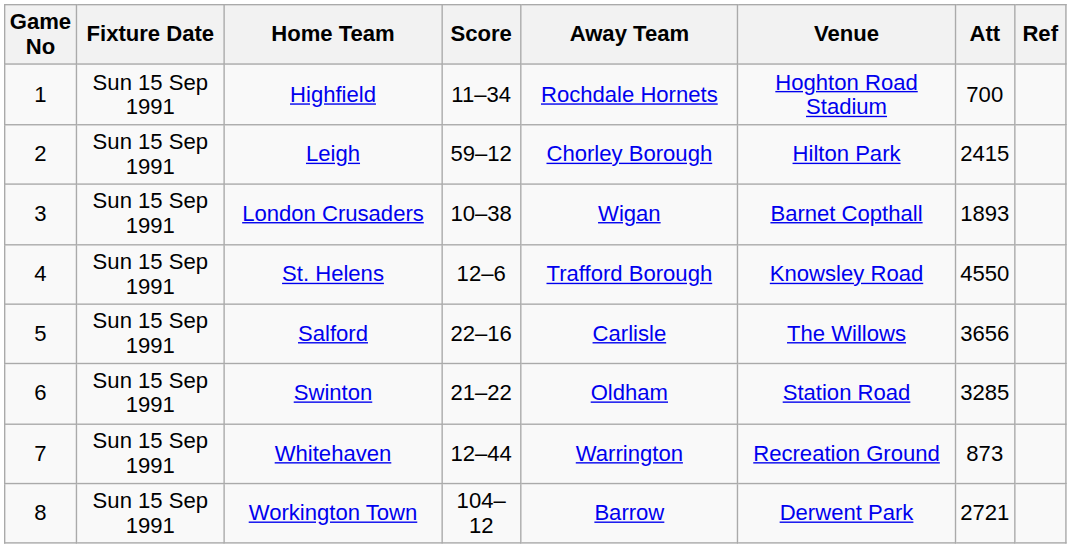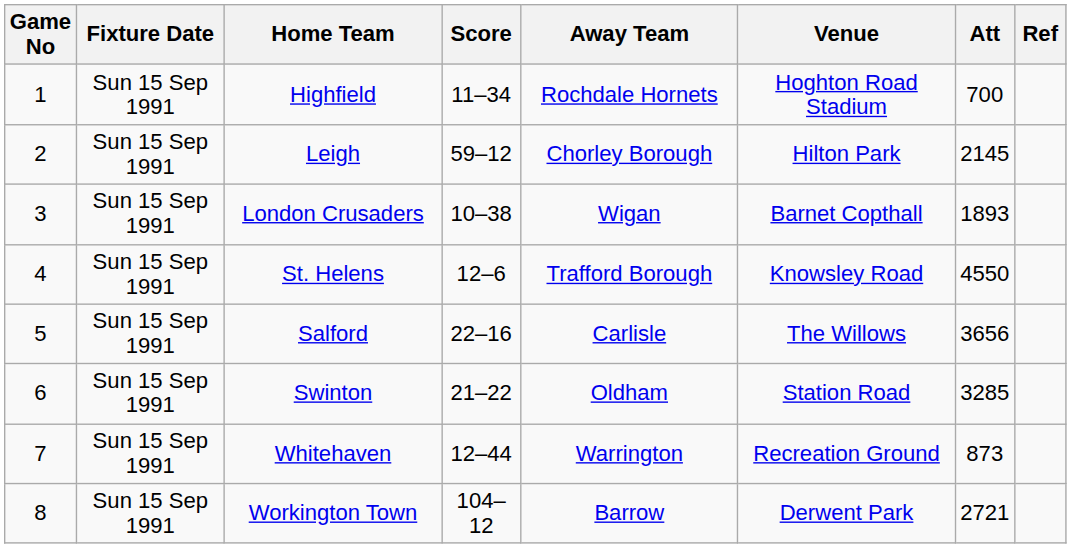(985, 154) 2415 -> (985, 154) 2145
